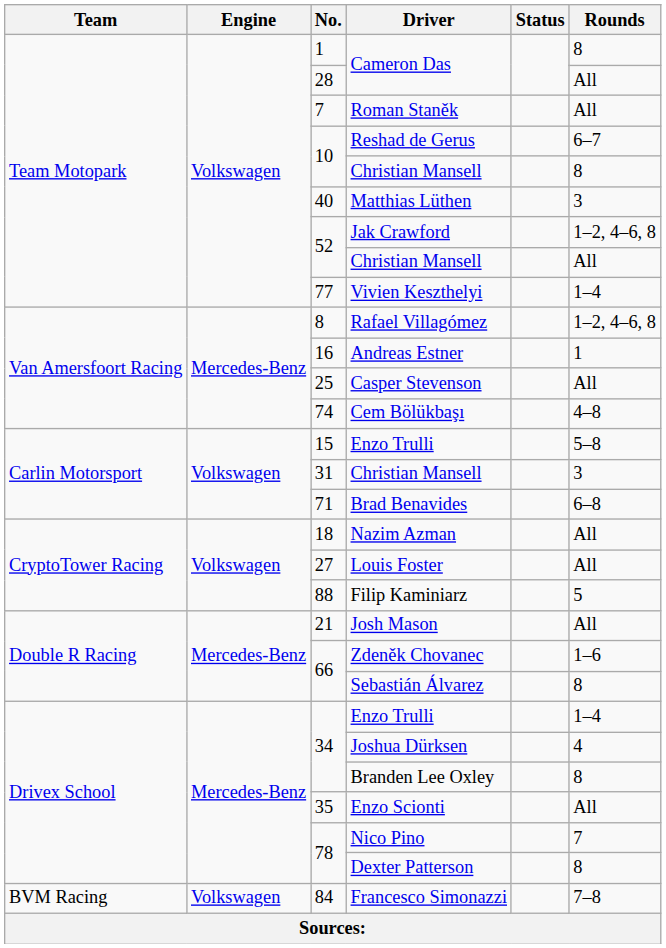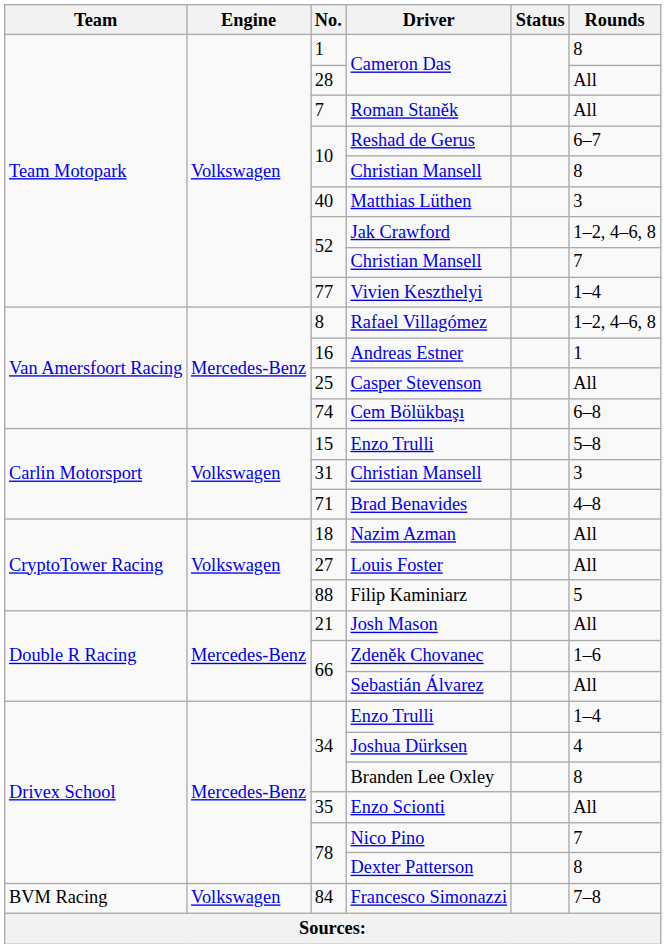(585, 261) All -> (578, 261) 7
(587, 413) 4–8 -> (587, 413) 6–8
(587, 503) 6–8 -> (587, 503) 4–8
(578, 685) 8 -> (585, 685) All
